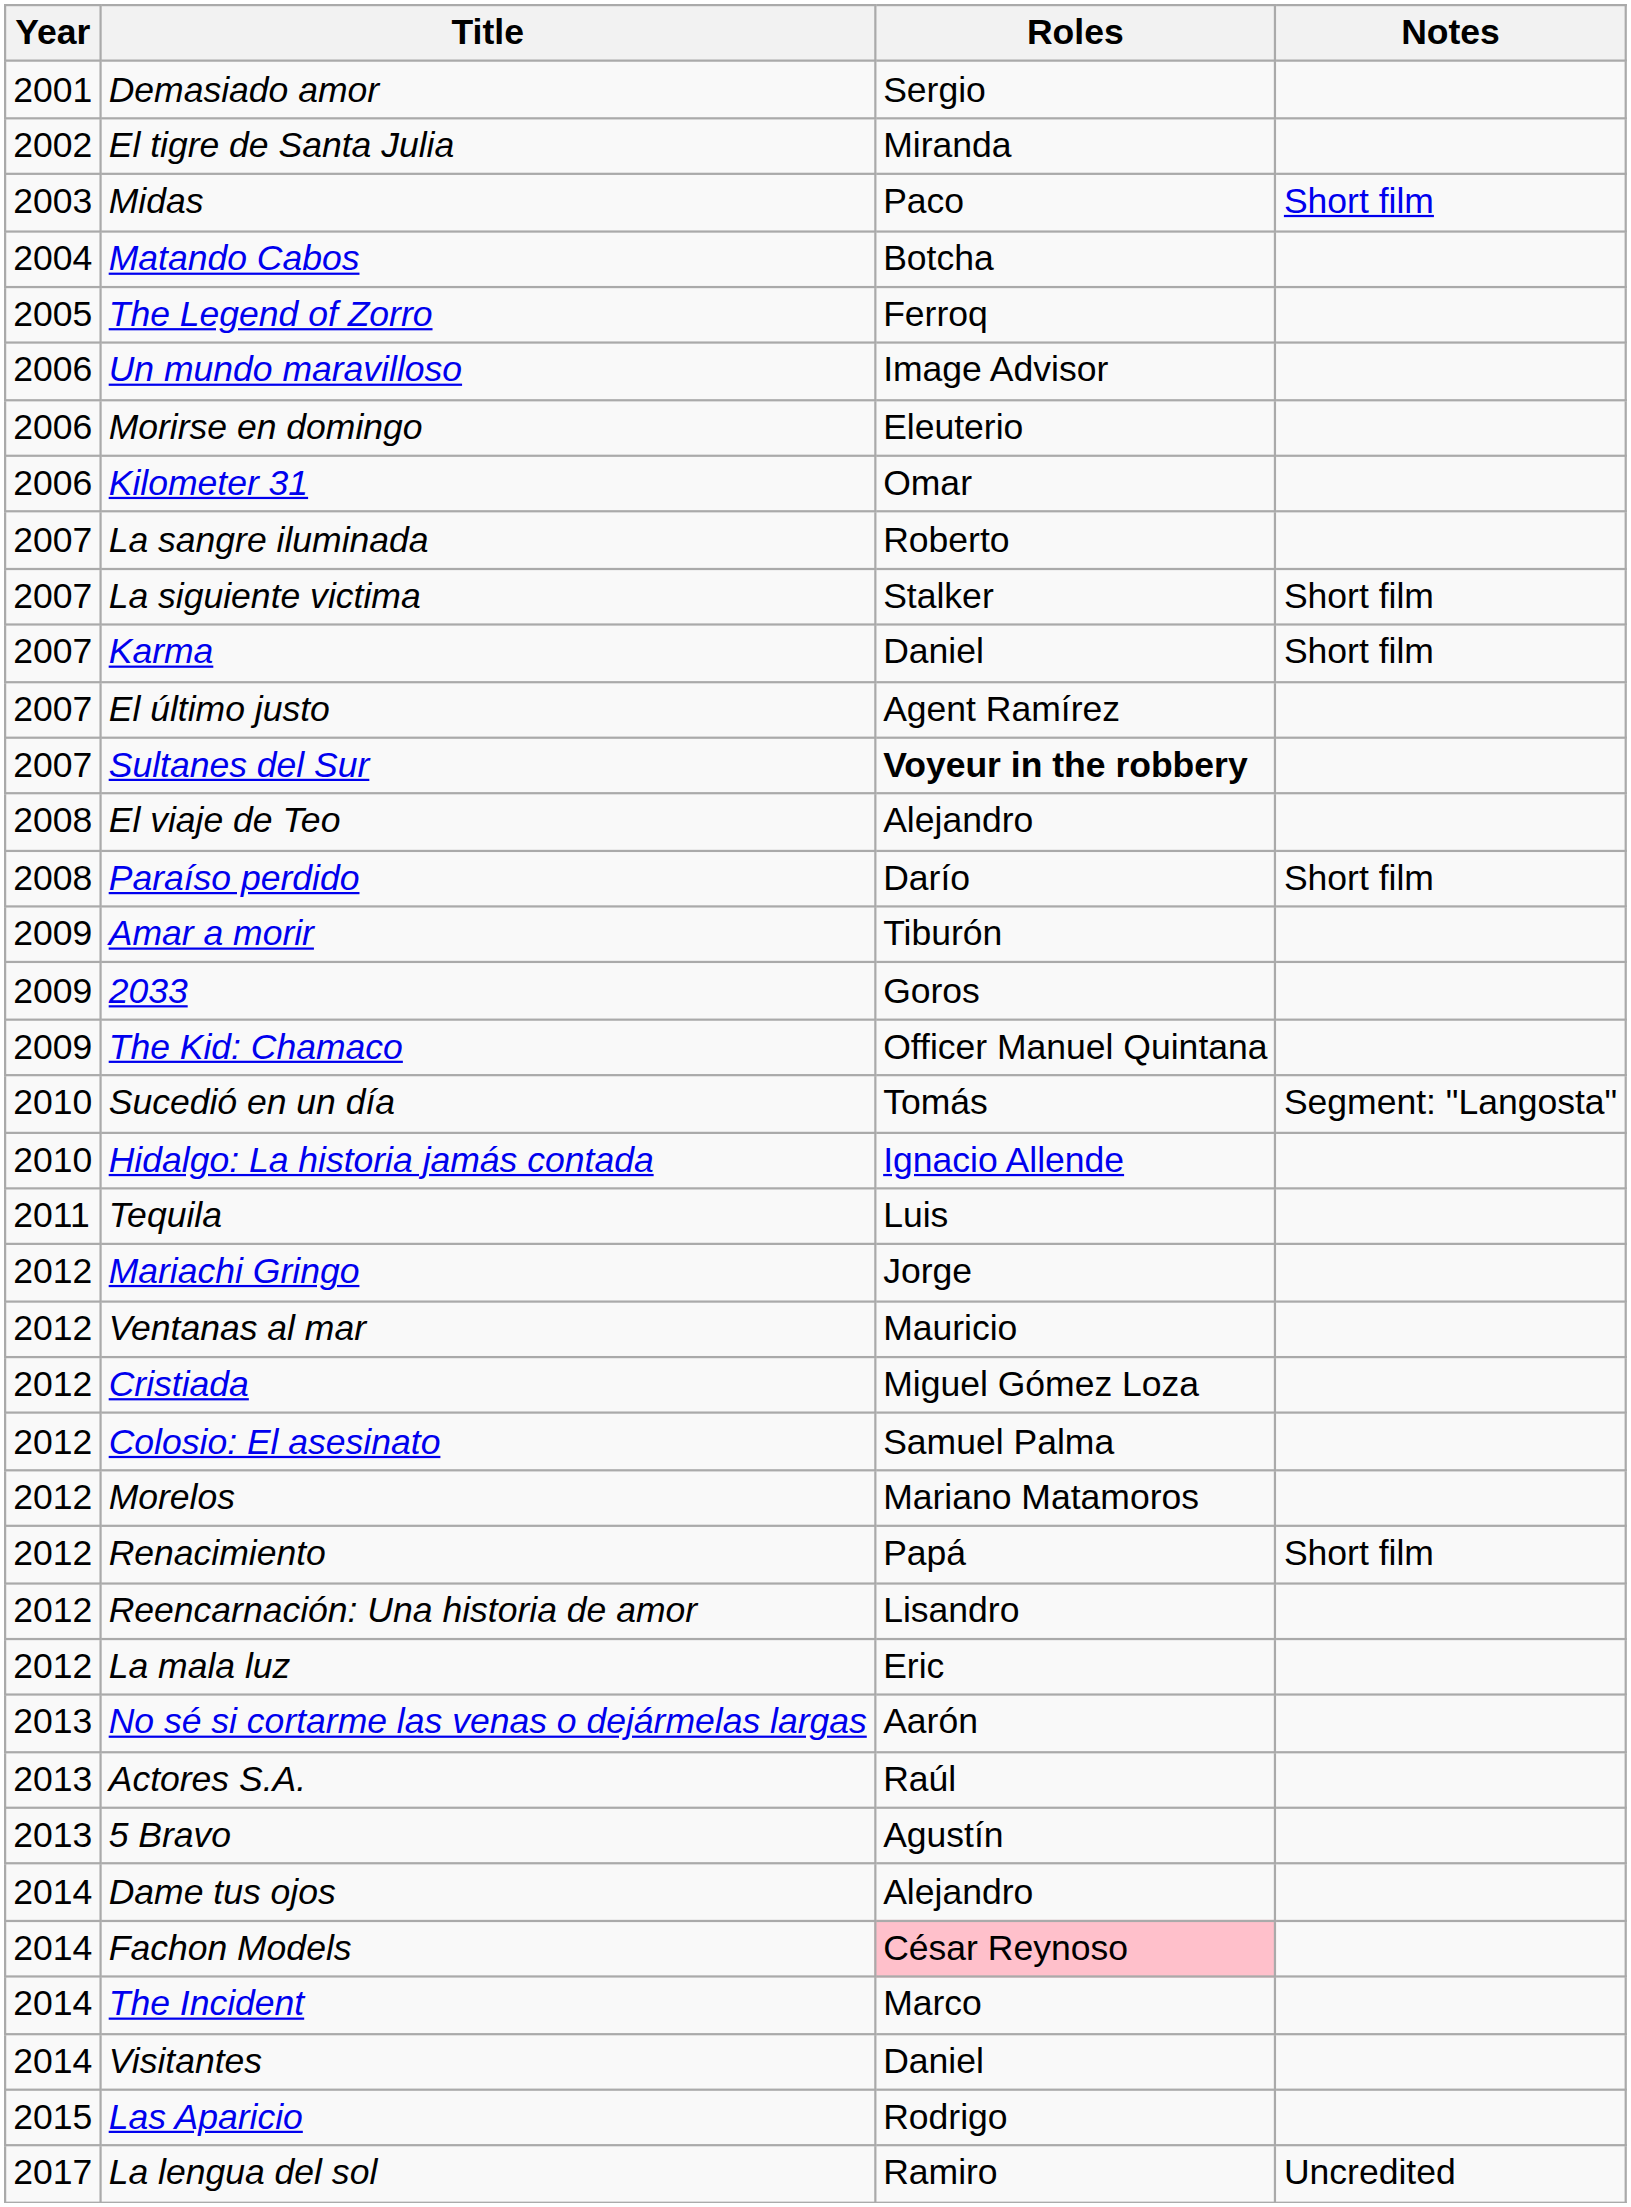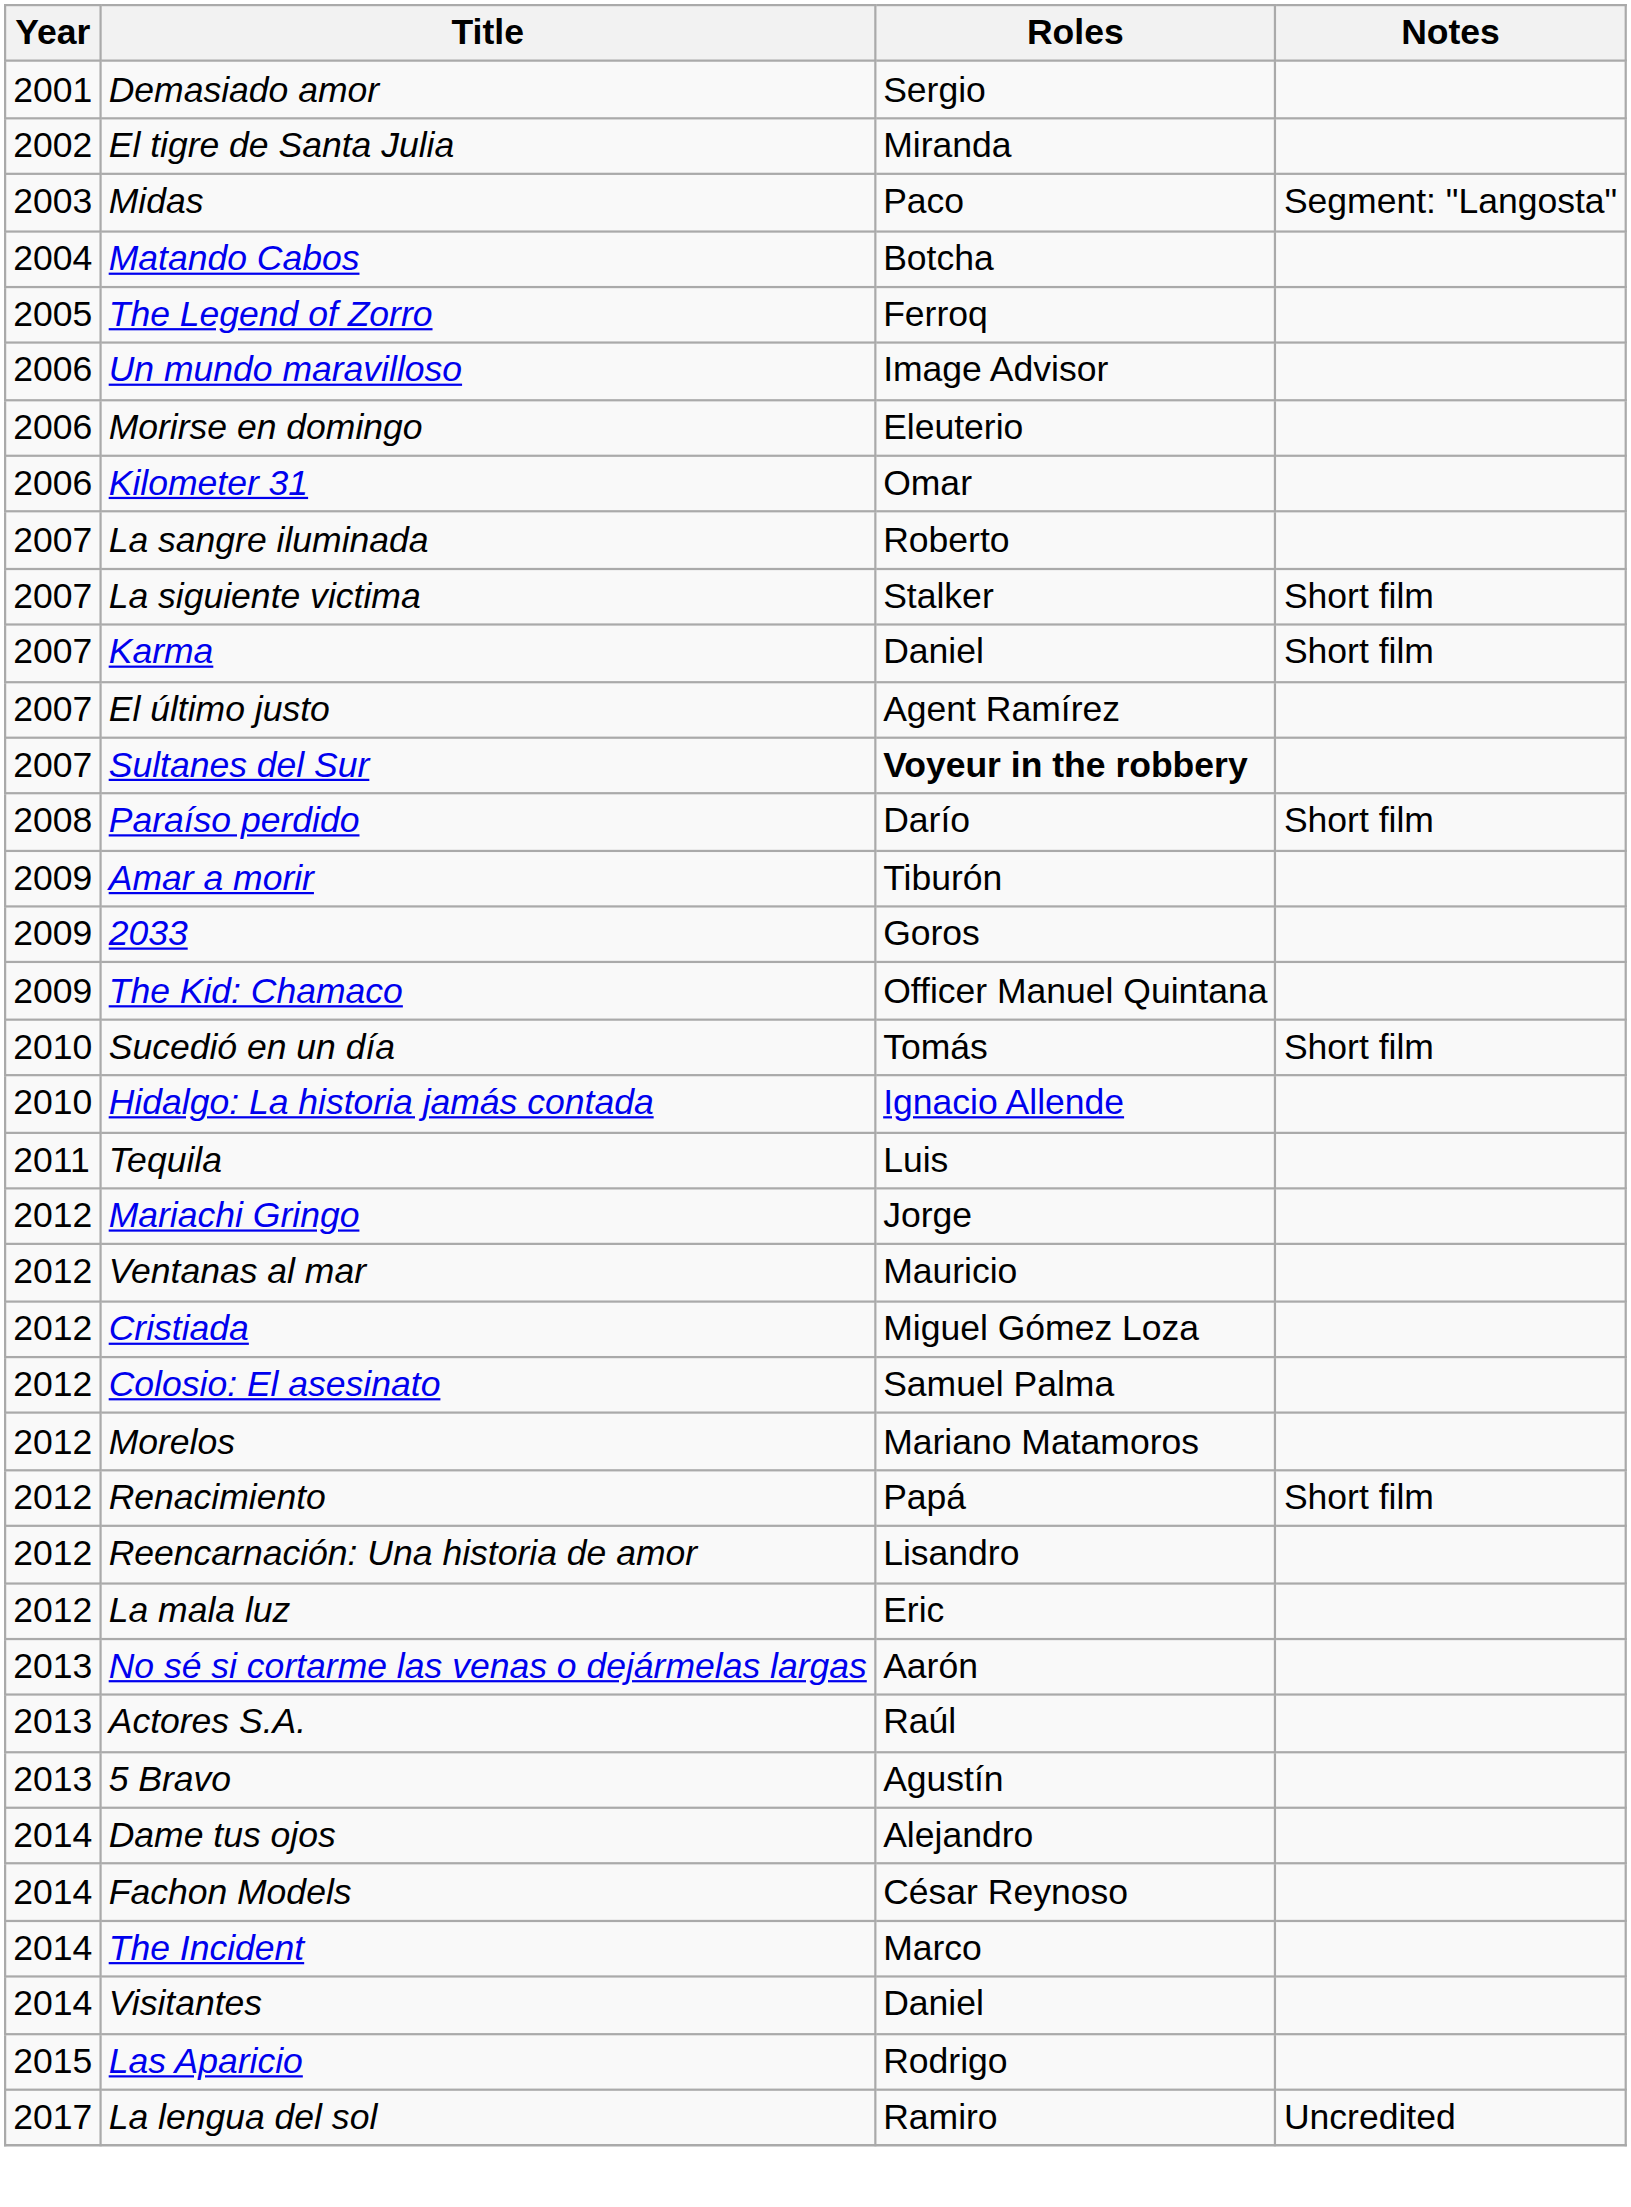(1359, 201) Short film -> (1451, 201) Segment: "Langosta"
- row: (225, 821)
(1451, 1102) Segment: "Langosta" -> (1359, 1046) Short film
(1006, 1947) pink background -> (1006, 1891) no background
